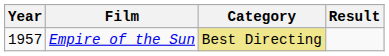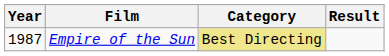(25, 40) 1957 -> (25, 40) 1987
